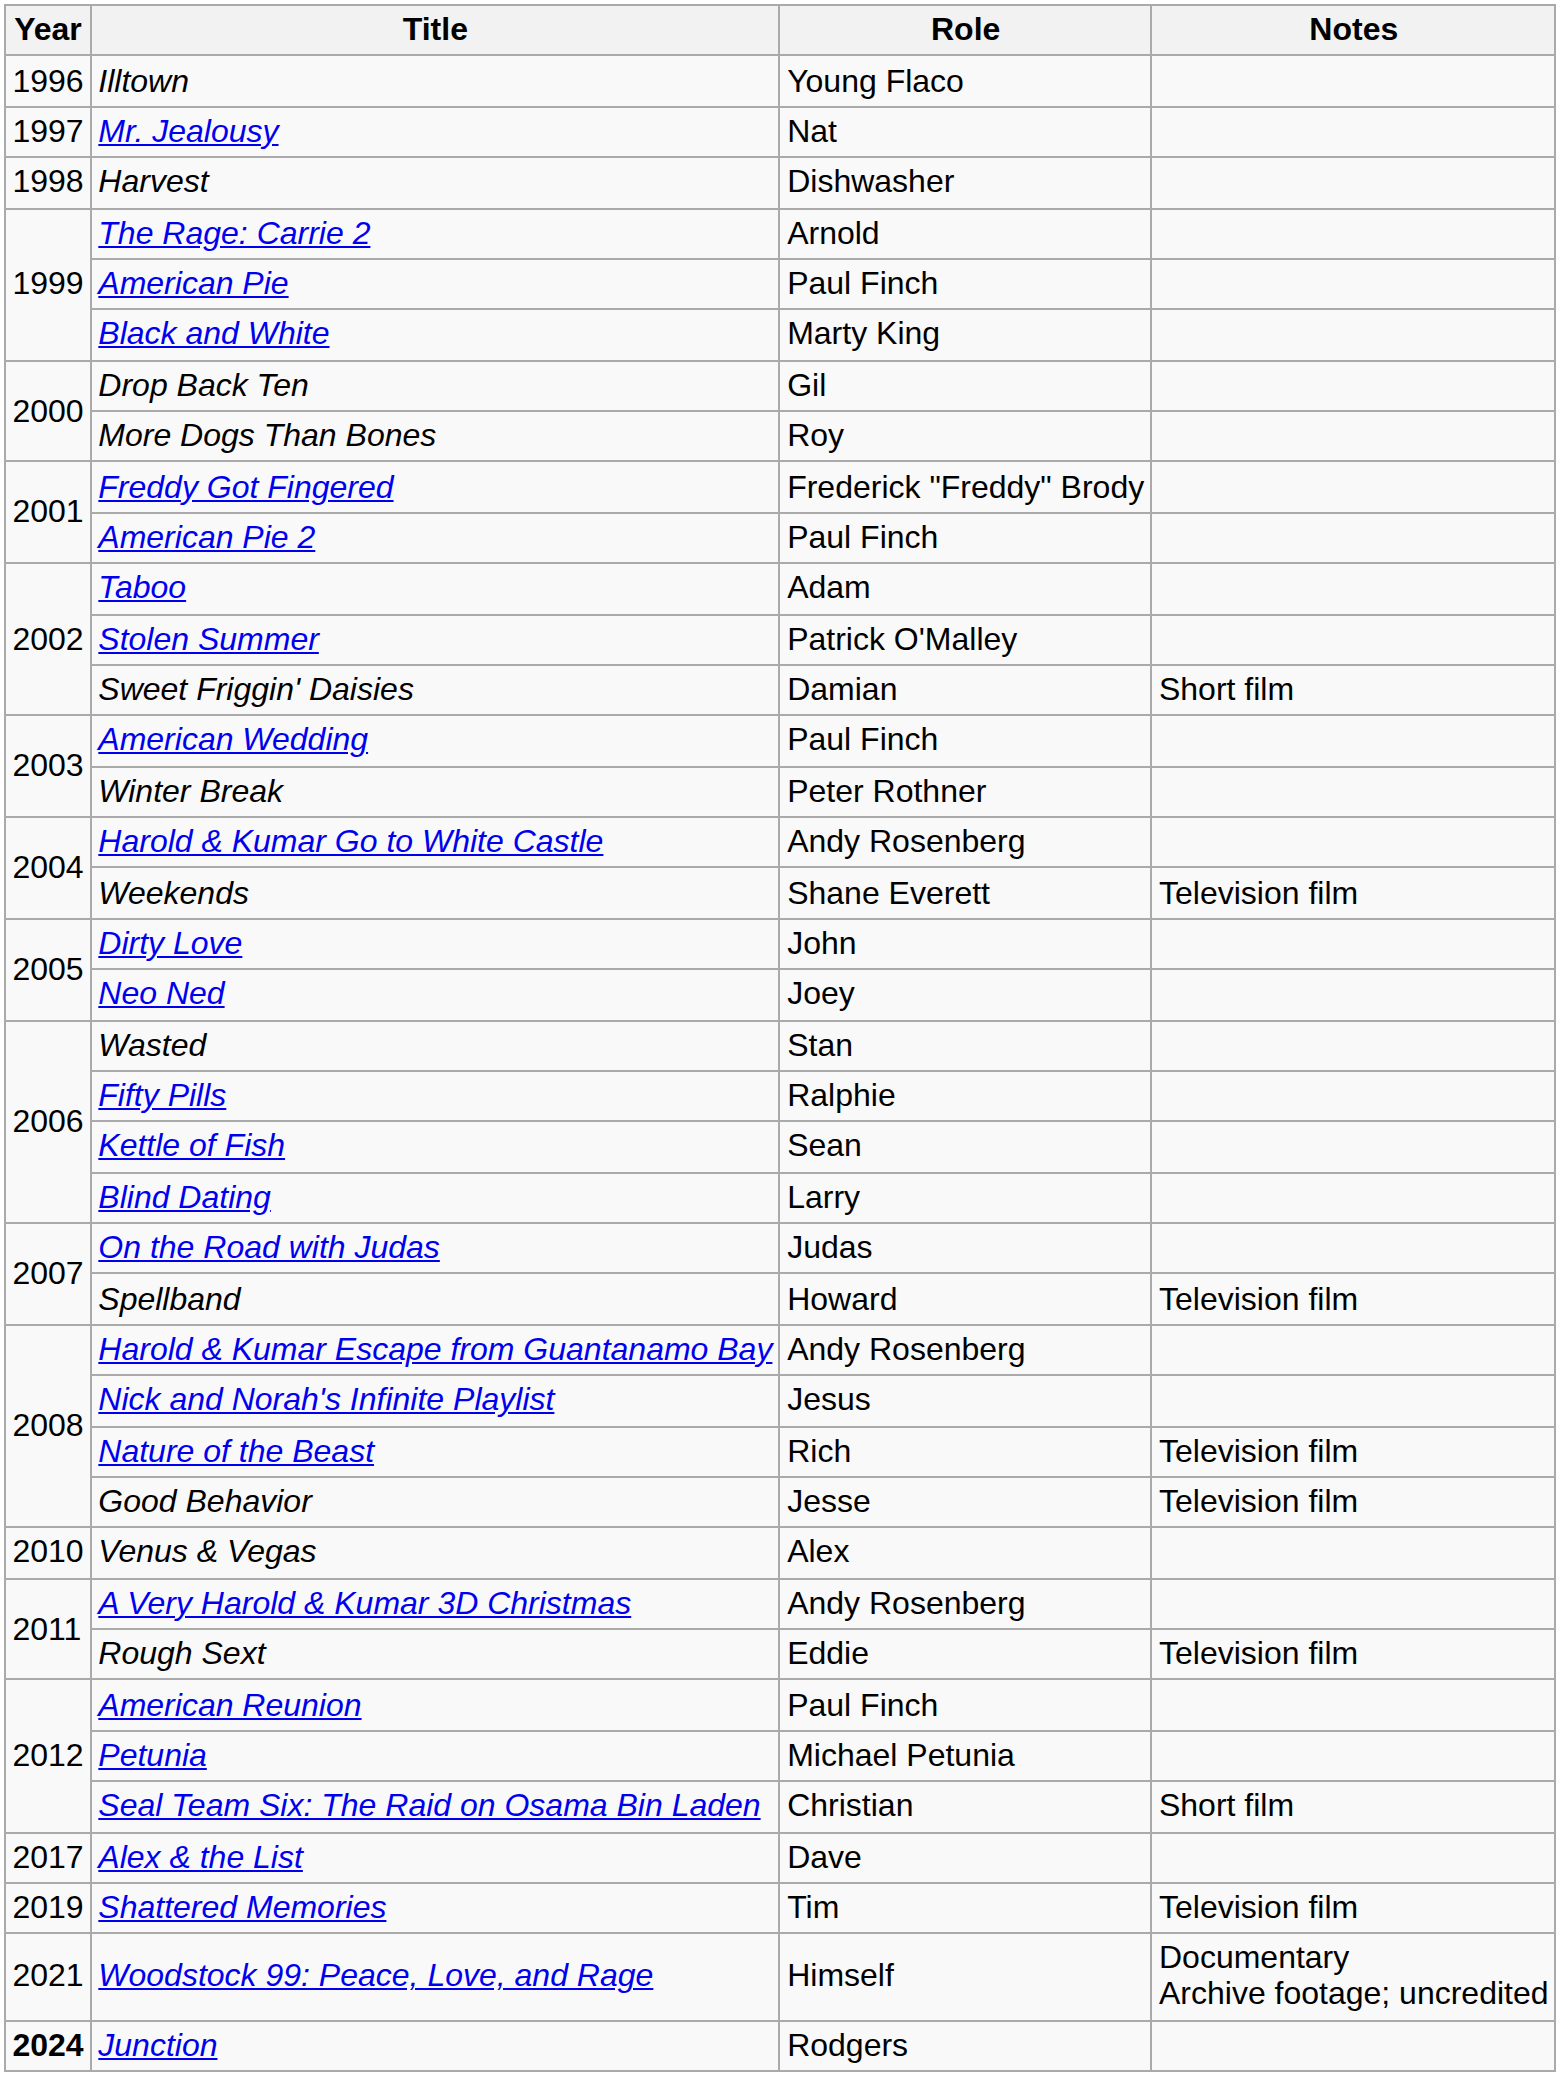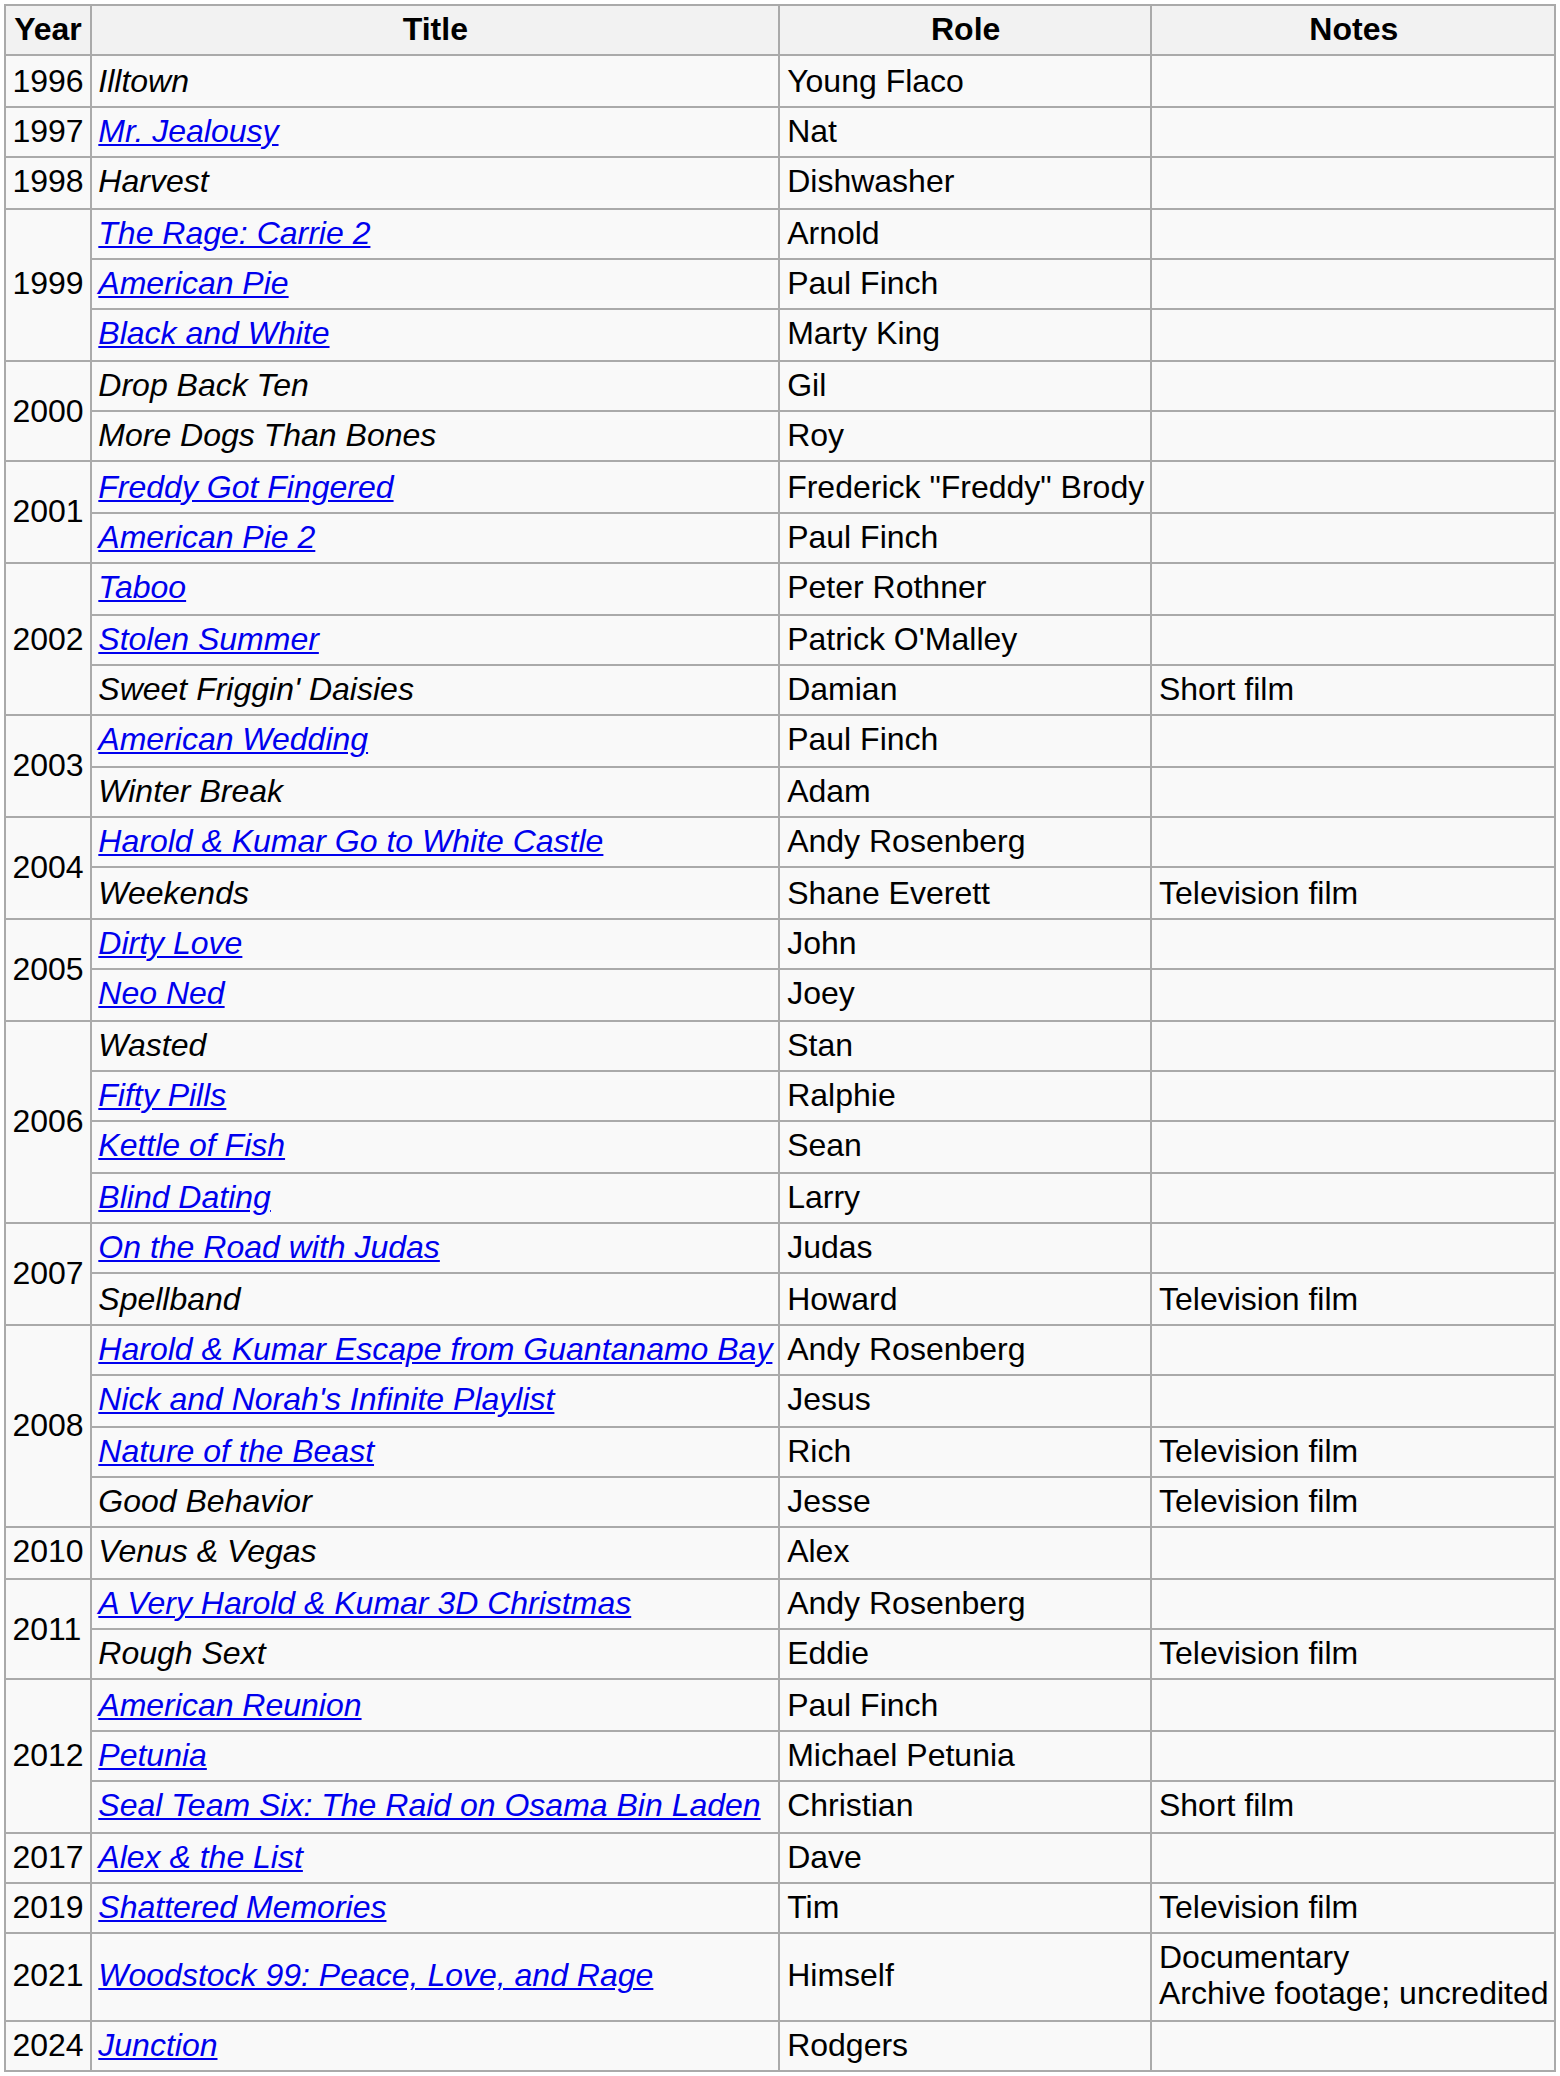(829, 588) Adam -> (887, 588) Peter Rothner
(887, 791) Peter Rothner -> (829, 791) Adam
(48, 2045) bold -> (48, 2045) normal
